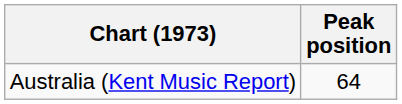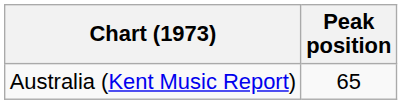(349, 81) 64 -> (349, 81) 65
